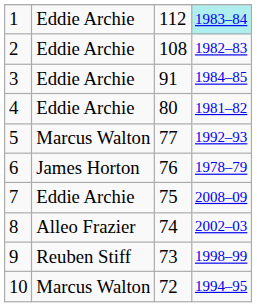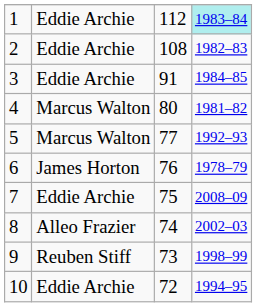(85, 108) Eddie Archie -> (93, 108) Marcus Walton
(93, 286) Marcus Walton -> (85, 286) Eddie Archie
